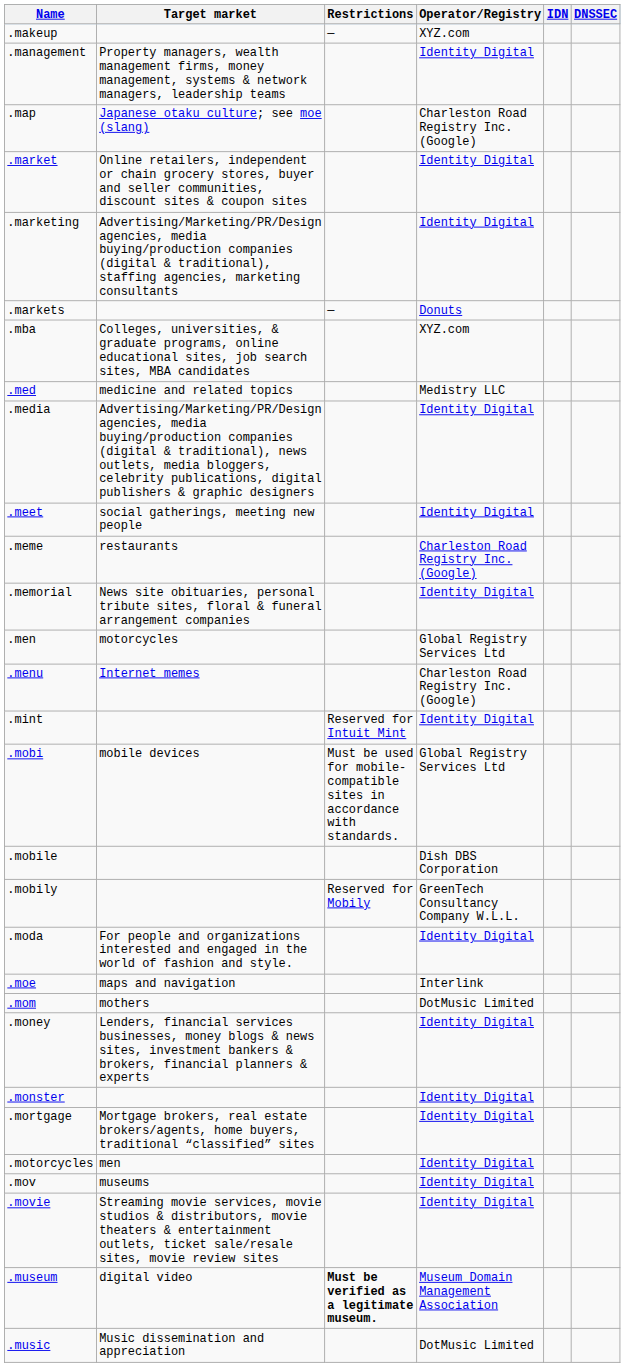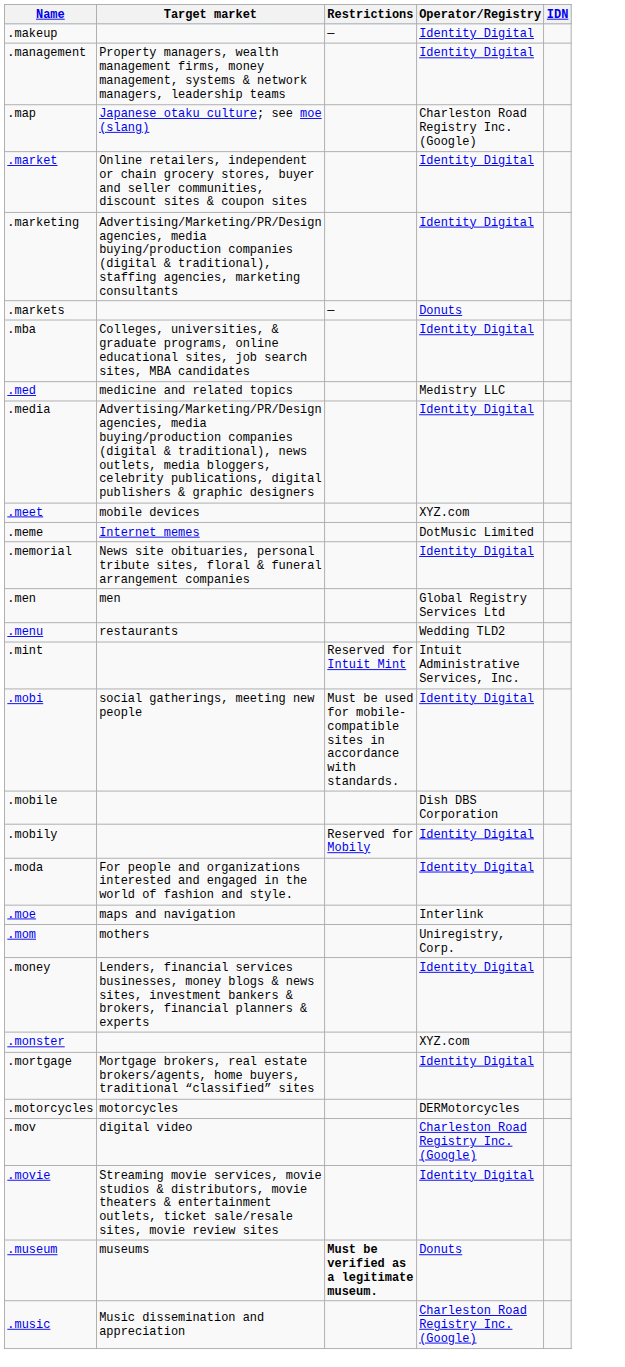- column: (596, 14)
(444, 34) XYZ.com -> (477, 34) Identity Digital
(444, 330) XYZ.com -> (477, 330) Identity Digital
(207, 520) social gatherings, meeting new people -> (149, 513) mobile devices
(477, 513) Identity Digital -> (444, 513) XYZ.com
(139, 546) restaurants -> (149, 532) Internet memes
(473, 560) Charleston Road Registry Inc. (Google) -> (477, 532) DotMusic Limited
(139, 640) motorcycles -> (110, 599) men
(149, 674) Internet memes -> (139, 632) restaurants
(473, 687) Charleston Road Registry Inc. (Google) -> (462, 632) Wedding TLD2
(477, 721) Identity Digital -> (469, 665) Intuit Administrative Services, Inc.
(149, 754) mobile devices -> (207, 706) social gatherings, meeting new people
(473, 761) Global Registry Services Ltd -> (477, 699) Identity Digital
(469, 903) GreenTech Consultancy Company W.L.L. -> (477, 834) Identity Digital
(477, 1003) DotMusic Limited -> (462, 941) Uniregistry, Corp.
(477, 1097) Identity Digital -> (444, 1042) XYZ.com
(110, 1164) men -> (139, 1109) motorcycles
(477, 1164) Identity Digital -> (469, 1109) DERMotorcycles
(124, 1183) museums -> (146, 1128) digital video
(477, 1183) Identity Digital -> (473, 1142) Charleston Road Registry Inc. (Google)
(146, 1278) digital video -> (124, 1250) museums
(466, 1291) Museum Domain Management Association -> (441, 1250) Donuts
(477, 1345) DotMusic Limited -> (473, 1325) Charleston Road Registry Inc. (Google)
